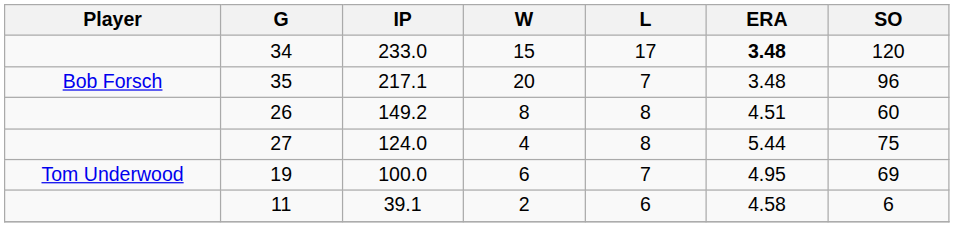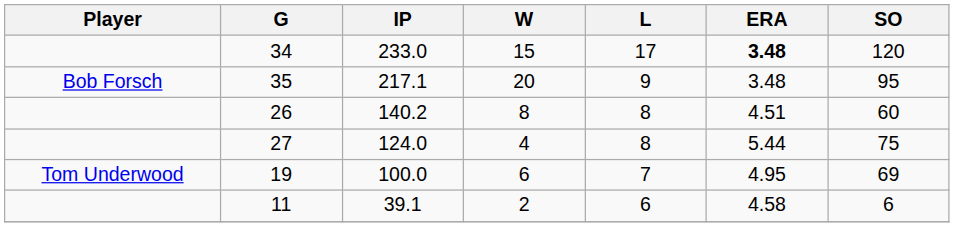(646, 81) 7 -> (646, 81) 9
(888, 81) 96 -> (888, 81) 95
(403, 112) 149.2 -> (403, 112) 140.2
